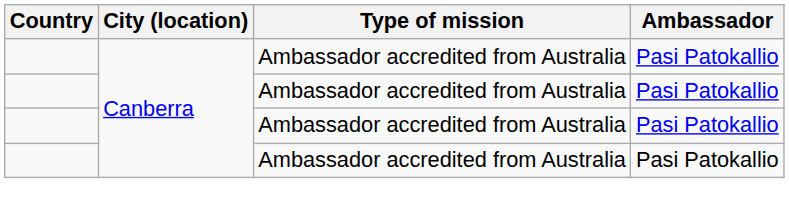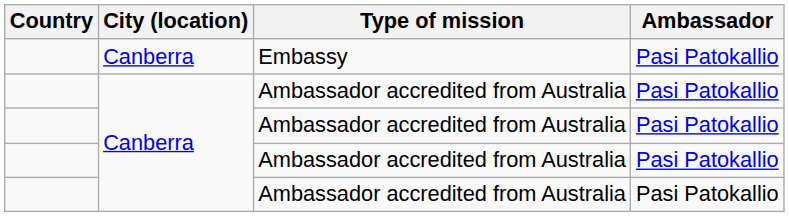+ row: (51, 56)
